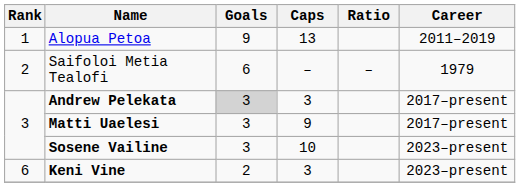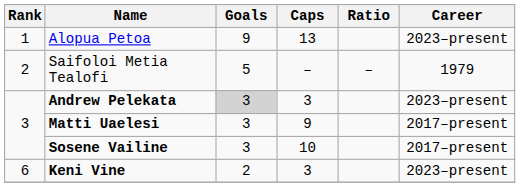(457, 39) 2011–2019 -> (457, 39) 2023–present
(246, 70) 6 -> (246, 70) 5
(457, 102) 2017–present -> (457, 102) 2023–present
(457, 148) 2023–present -> (457, 148) 2017–present
